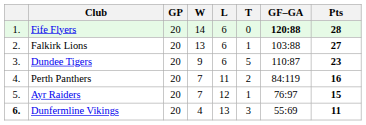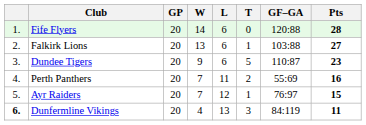(286, 29) bold -> (286, 29) normal
(286, 78) 84:119 -> (286, 78) 55:69
(286, 111) 55:69 -> (286, 111) 84:119
